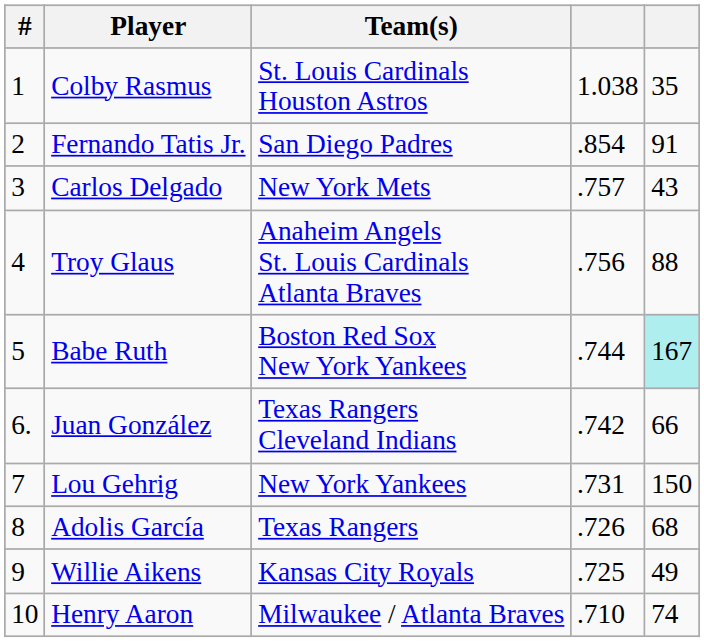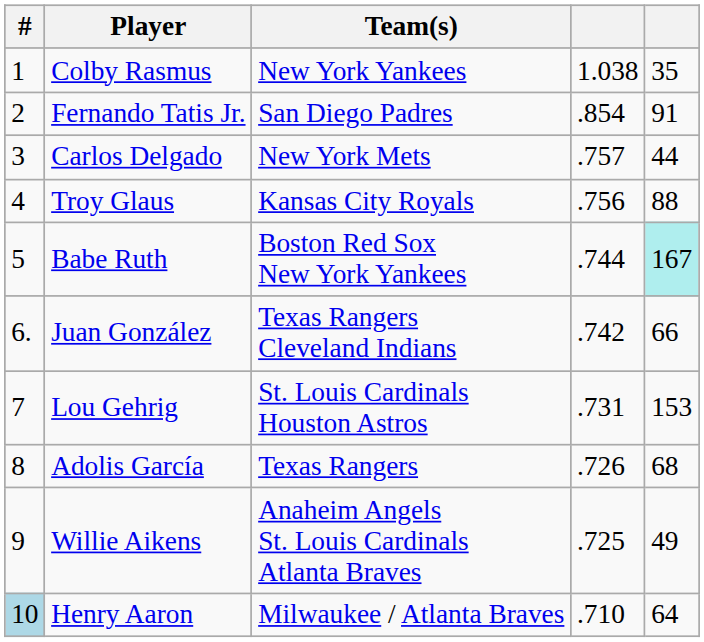(363, 85) St. Louis Cardinals Houston Astros -> (362, 69) New York Yankees
(665, 187) 43 -> (665, 156) 44
(363, 261) Anaheim Angels St. Louis Cardinals Atlanta Braves -> (366, 200) Kansas City Royals
(362, 484) New York Yankees -> (363, 407) St. Louis Cardinals Houston Astros
(672, 484) 150 -> (672, 407) 153
(366, 570) Kansas City Royals -> (363, 540) Anaheim Angels St. Louis Cardinals Atlanta Braves
(25, 614) no background -> (25, 614) lightblue background
(665, 614) 74 -> (665, 614) 64
